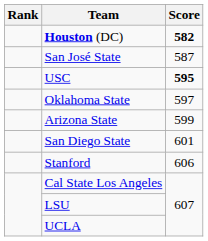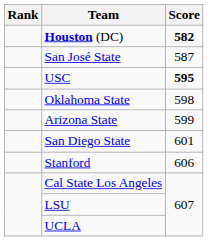(184, 99) 597 -> (184, 99) 598
